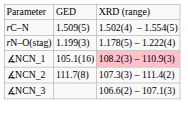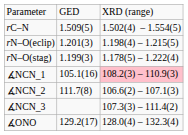+ row: (31, 43)
(137, 75) 107.3(3) – 111.4(2) -> (140, 90) 106.6(2) – 107.1(3)
(137, 91) 106.6(2) – 107.1(3) -> (140, 106) 107.3(3) – 111.4(2)
+ row: (21, 123)
